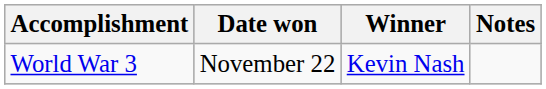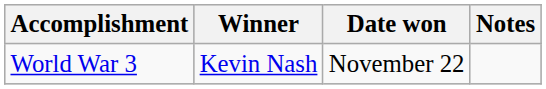columns swapped: (406, 24) <-> (267, 24)
